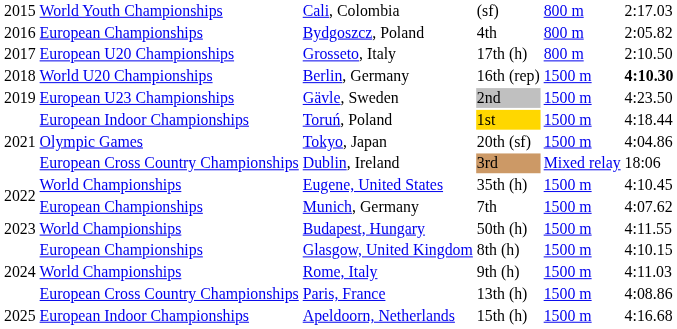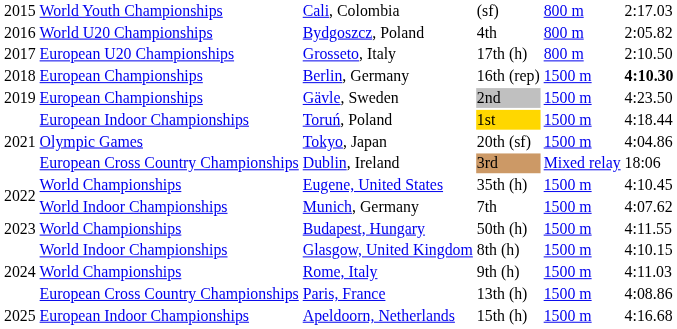(121, 32) European Championships -> (126, 32) World U20 Championships
(126, 76) World U20 Championships -> (121, 76) European Championships
(137, 98) European U23 Championships -> (121, 98) European Championships
(121, 206) European Championships -> (134, 206) World Indoor Championships
(121, 250) European Championships -> (134, 250) World Indoor Championships
